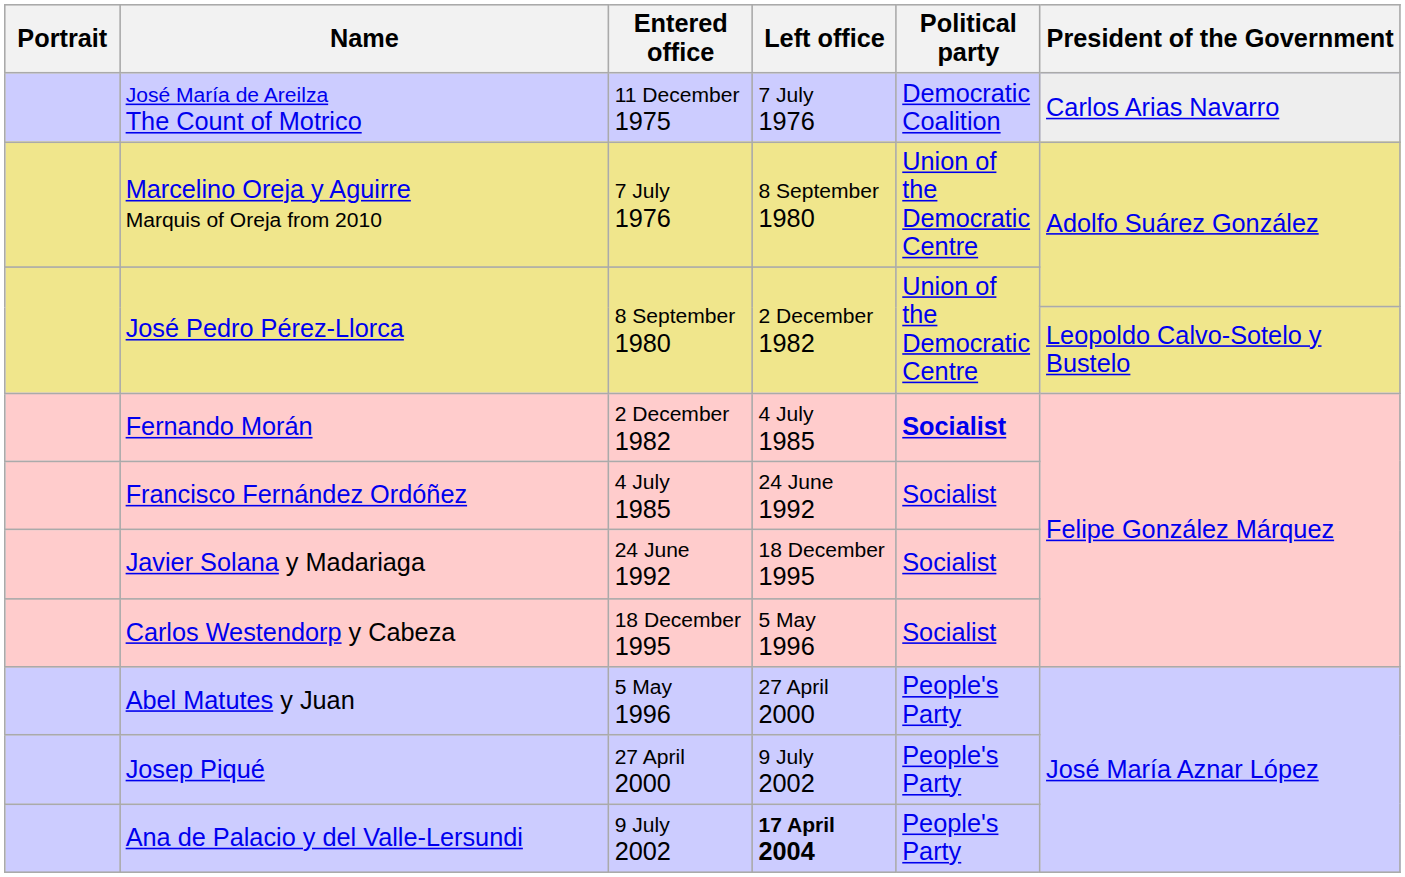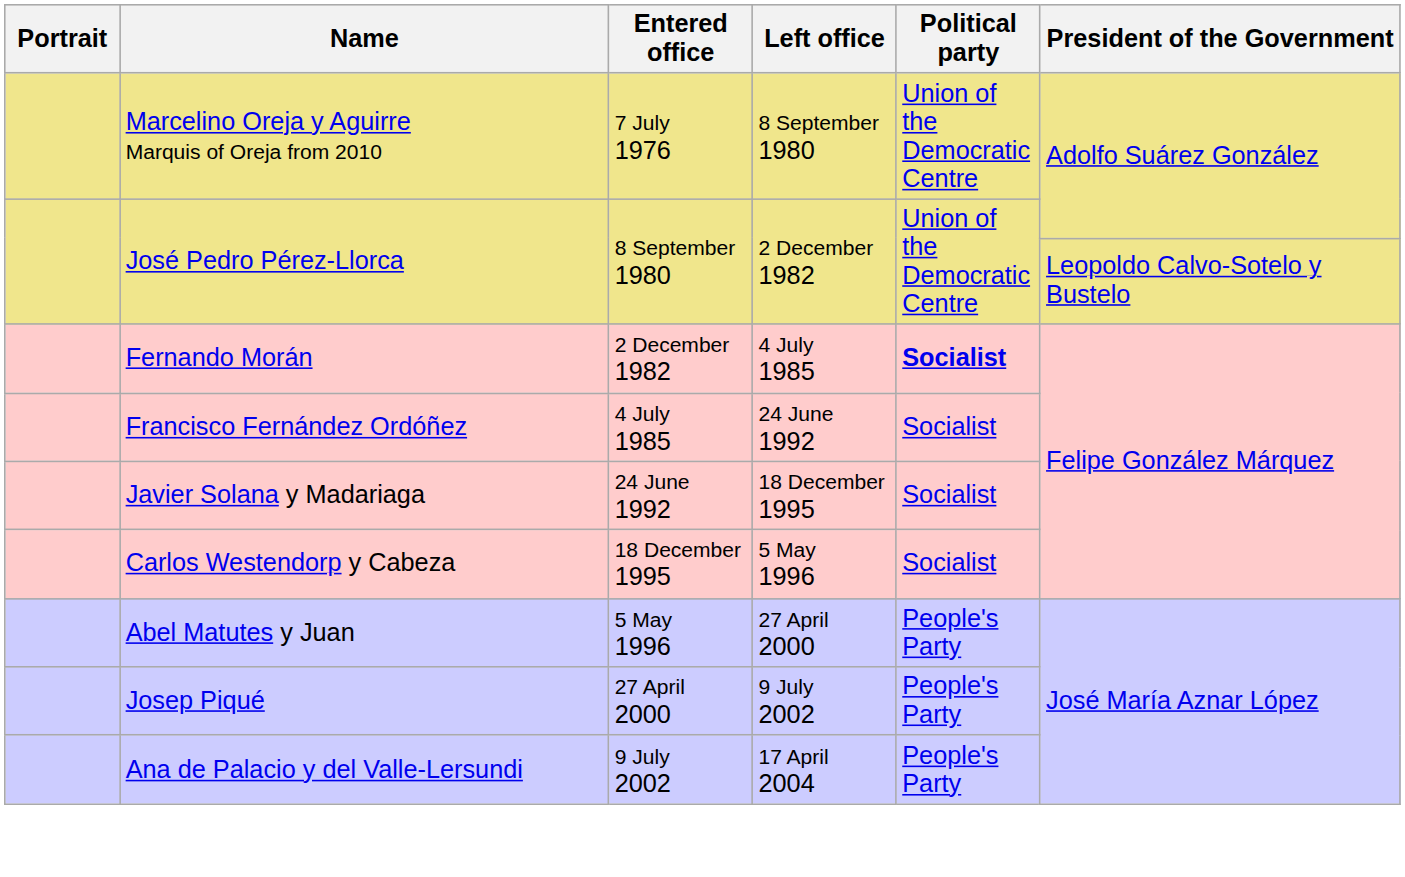- row: (244, 107)
(797, 837) bold -> (794, 770) normal
